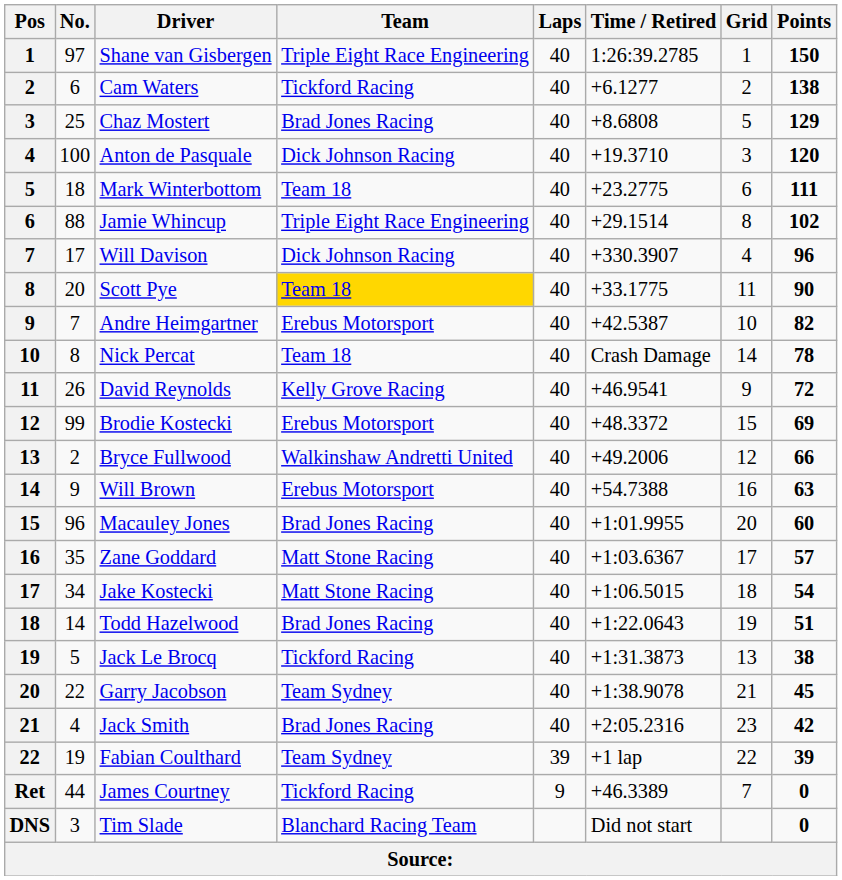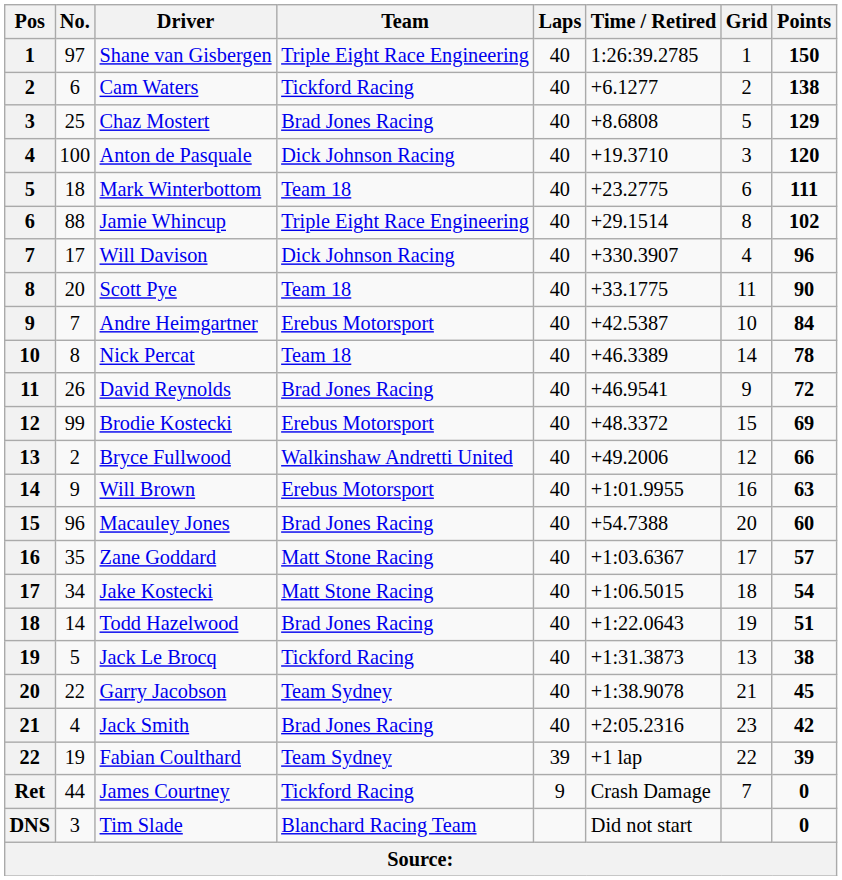(316, 289) gold background -> (316, 289) no background
(804, 323) 82 -> (804, 323) 84
(651, 356) Crash Damage -> (630, 356) +46.3389
(363, 389) Kelly Grove Racing -> (357, 389) Brad Jones Racing
(630, 490) +54.7388 -> (637, 490) +1:01.9955
(637, 523) +1:01.9955 -> (630, 523) +54.7388
(630, 791) +46.3389 -> (651, 791) Crash Damage
